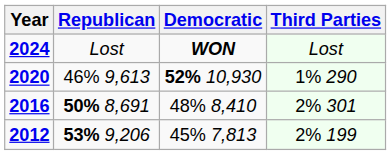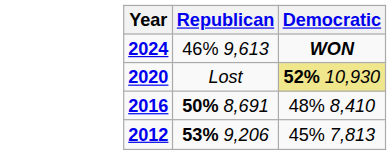- column: (326, 20)
(107, 49) Lost -> (226, 49) 46% 9,613
(107, 77) 46% 9,613 -> (226, 77) Lost
(213, 77) no background -> (332, 77) khaki background
